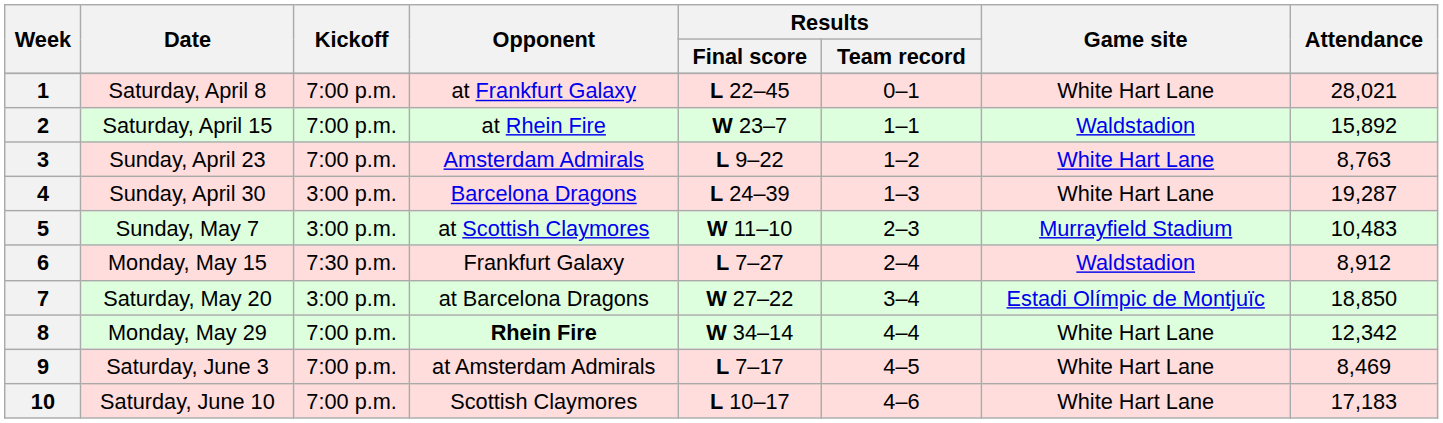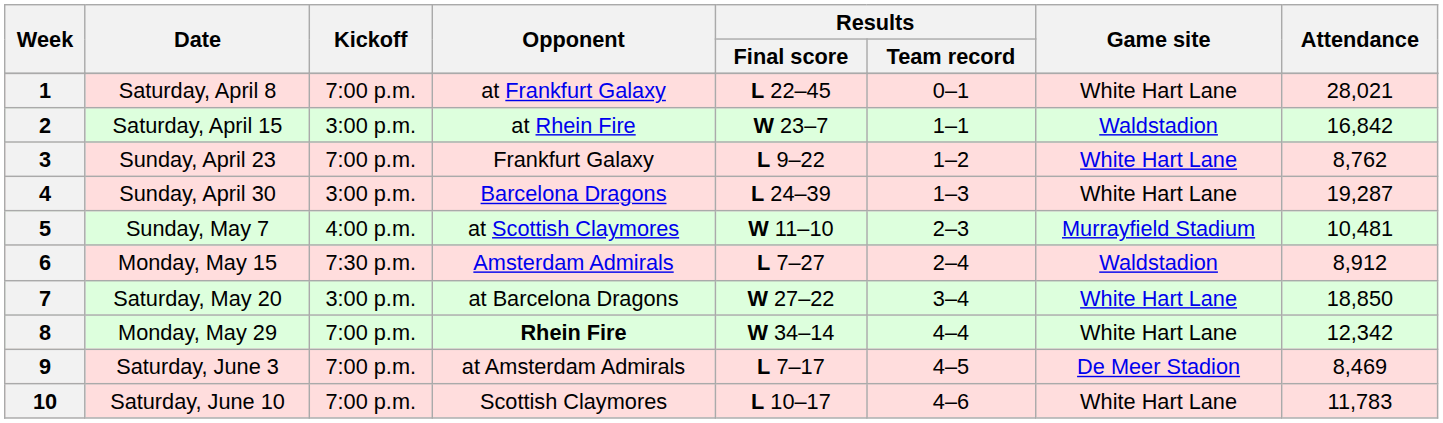(352, 125) 7:00 p.m. -> (371, 125) 3:00 p.m.
(1364, 125) 15,892 -> (1360, 125) 16,842
(544, 160) Amsterdam Admirals -> (574, 160) Frankfurt Galaxy
(1364, 160) 8,763 -> (1360, 160) 8,762
(352, 229) 3:00 p.m. -> (371, 229) 4:00 p.m.
(1364, 229) 10,483 -> (1360, 229) 10,481
(544, 263) Frankfurt Galaxy -> (574, 263) Amsterdam Admirals
(1136, 297) Estadi Olímpic de Montjuïc -> (1159, 297) White Hart Lane
(1136, 366) White Hart Lane -> (1159, 366) De Meer Stadion
(1364, 401) 17,183 -> (1360, 401) 11,783
